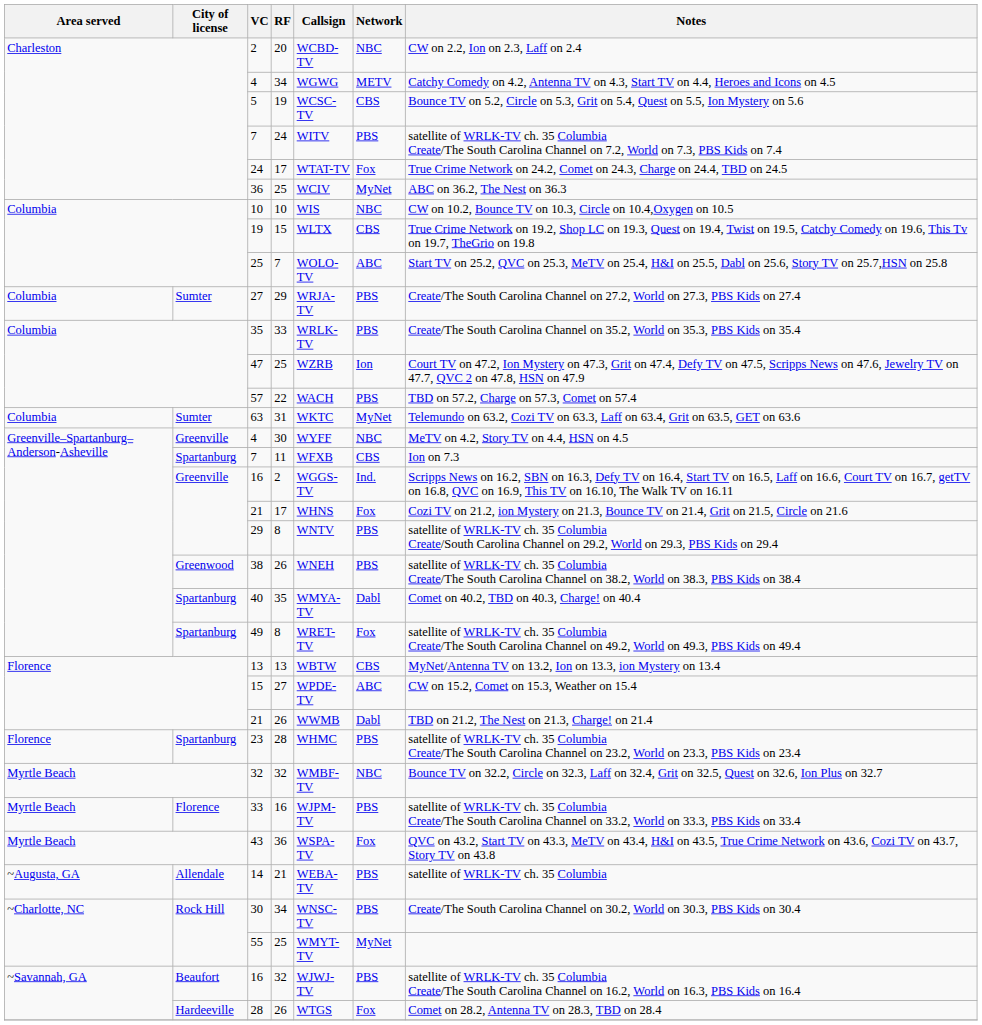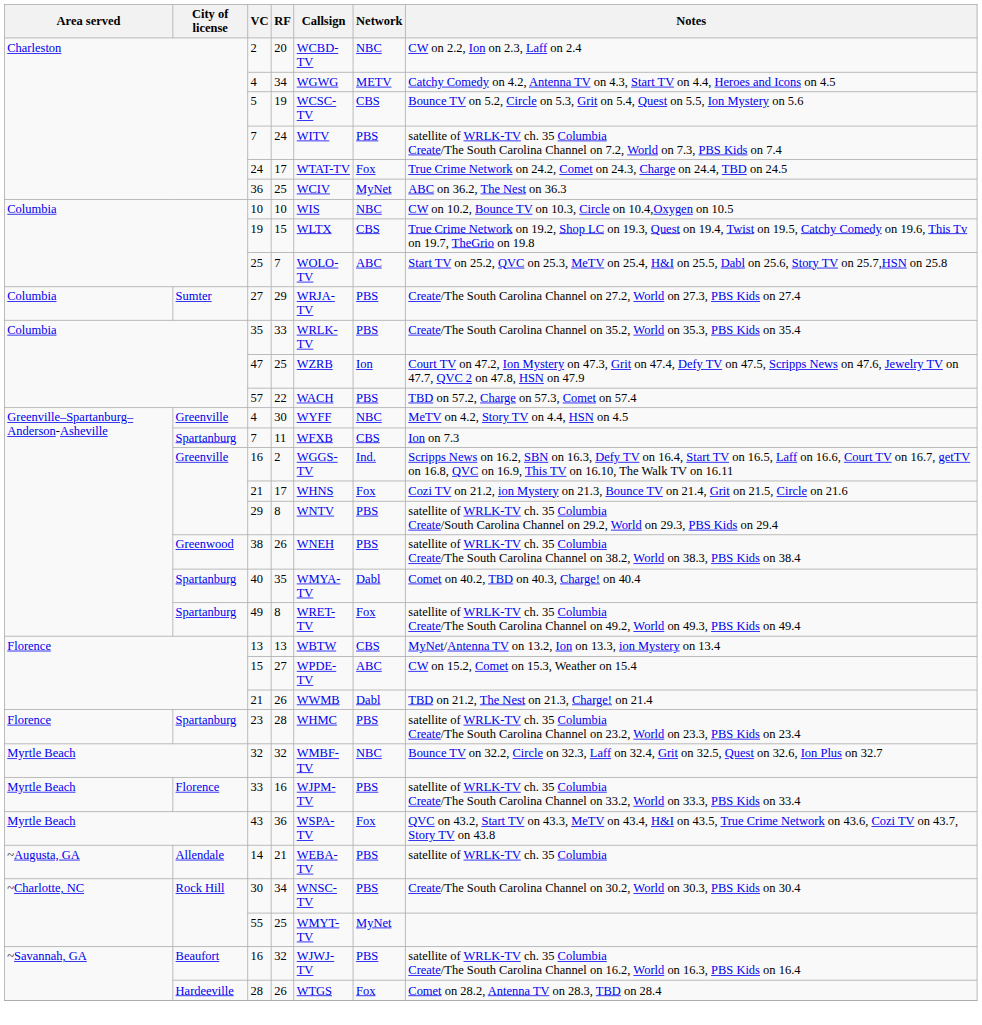- row: (257, 417)
